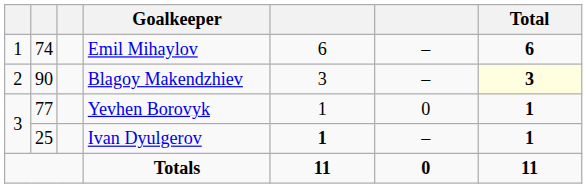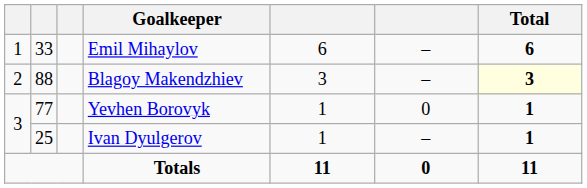(44, 49) 74 -> (44, 49) 33
(44, 79) 90 -> (44, 79) 88
(322, 138) bold -> (322, 138) normal
